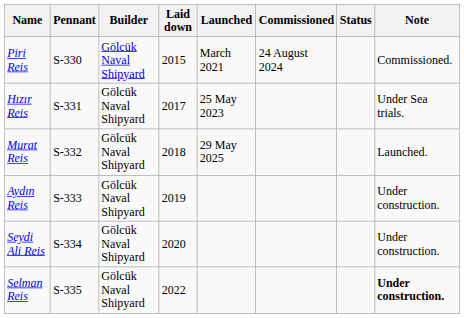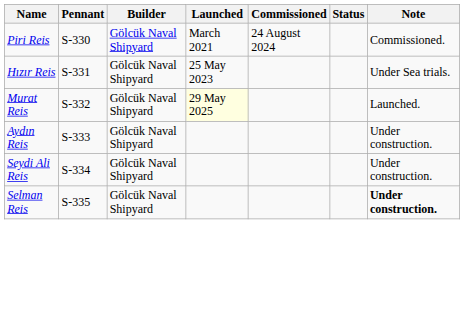- column: (178, 20)
(218, 152) no background -> (207, 104) lightyellow background
